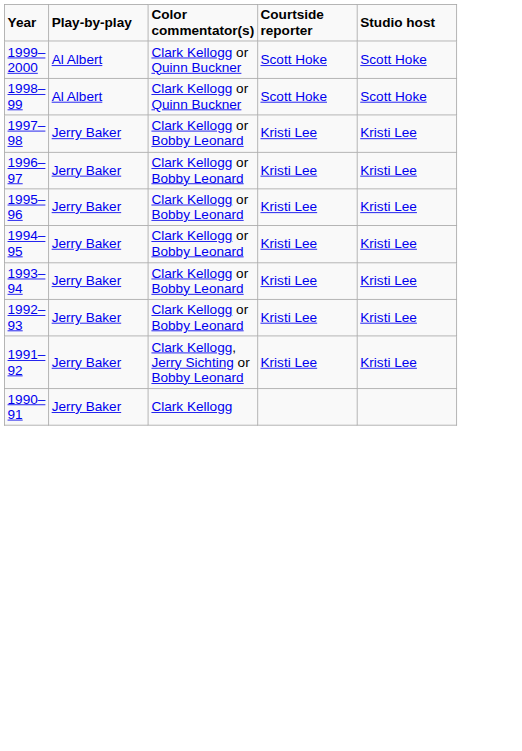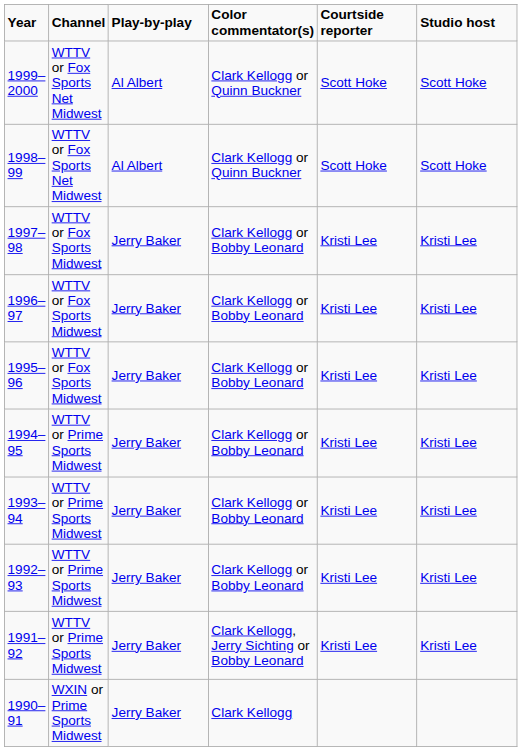+ column: (78, 22)
